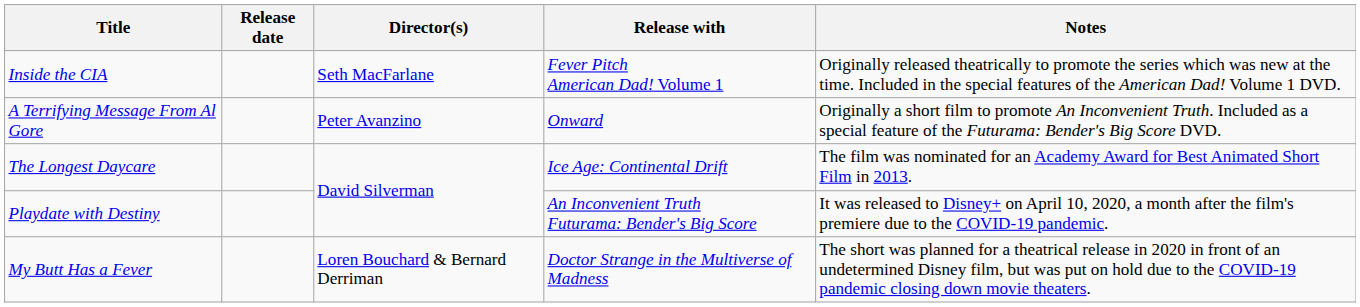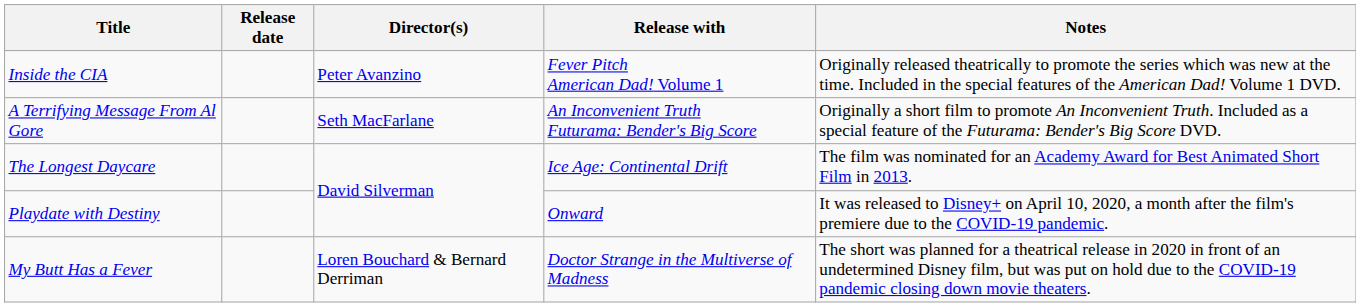(376, 74) Seth MacFarlane -> (369, 74) Peter Avanzino
(369, 120) Peter Avanzino -> (376, 120) Seth MacFarlane
(575, 120) Onward -> (652, 120) An Inconvenient Truth Futurama: Bender's Big Score
(652, 213) An Inconvenient Truth Futurama: Bender's Big Score -> (575, 213) Onward
